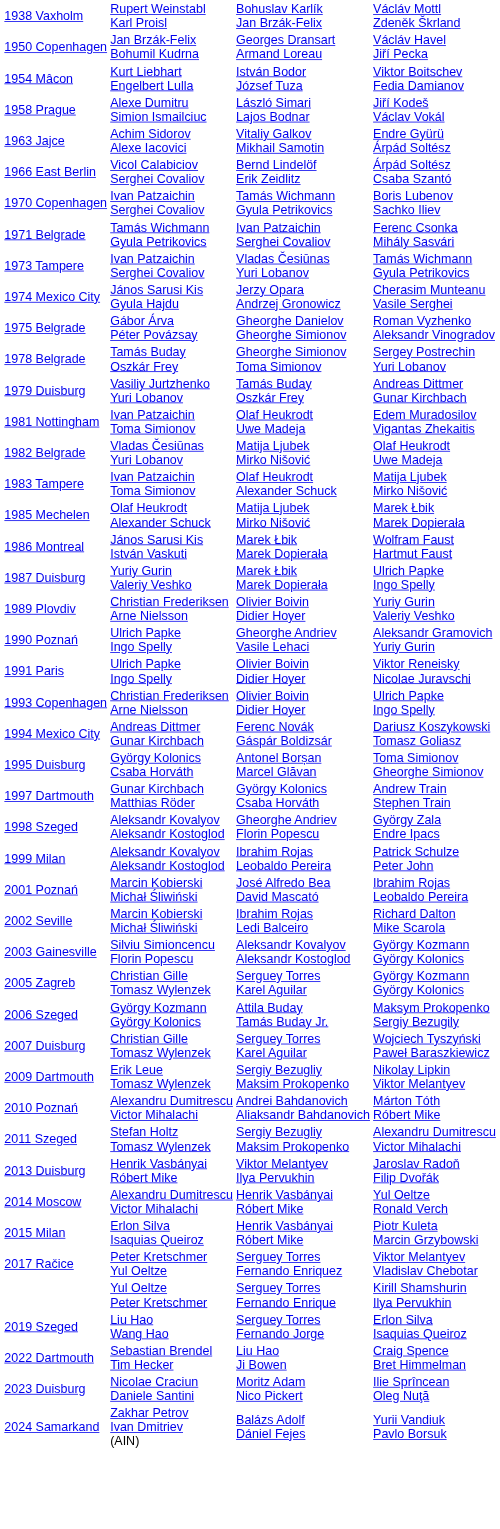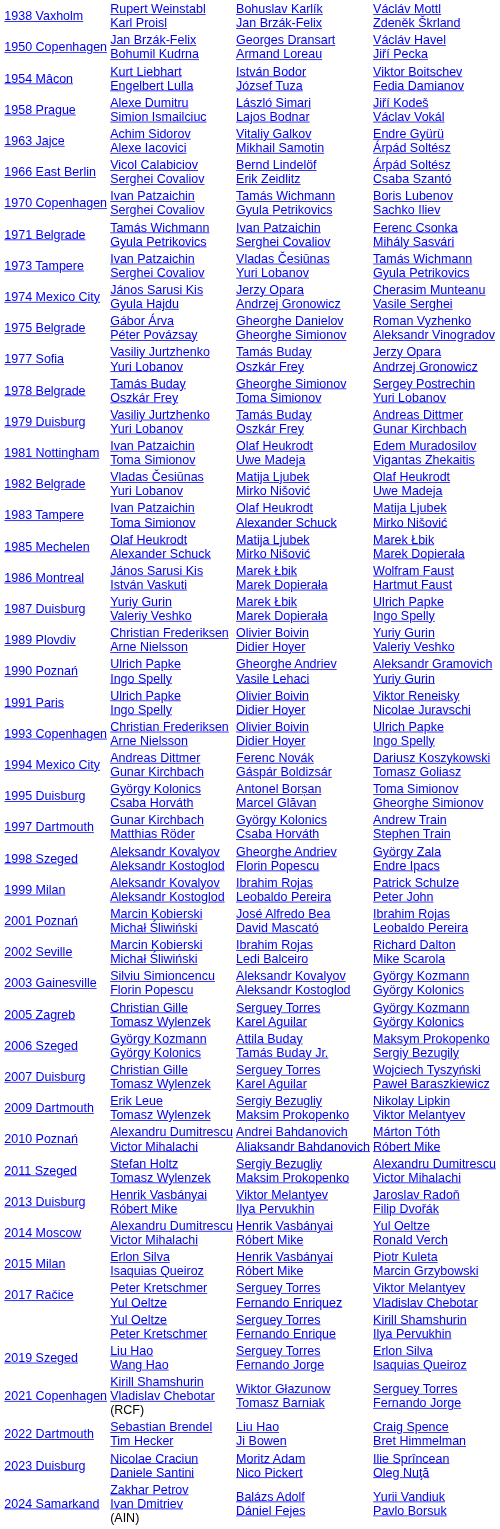+ row: (34, 359)
+ row: (56, 1396)
